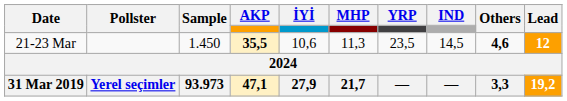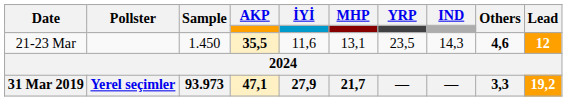(304, 42) 10,6 -> (304, 42) 11,6
(353, 42) 11,3 -> (353, 42) 13,1
(451, 42) 14,5 -> (451, 42) 14,3
